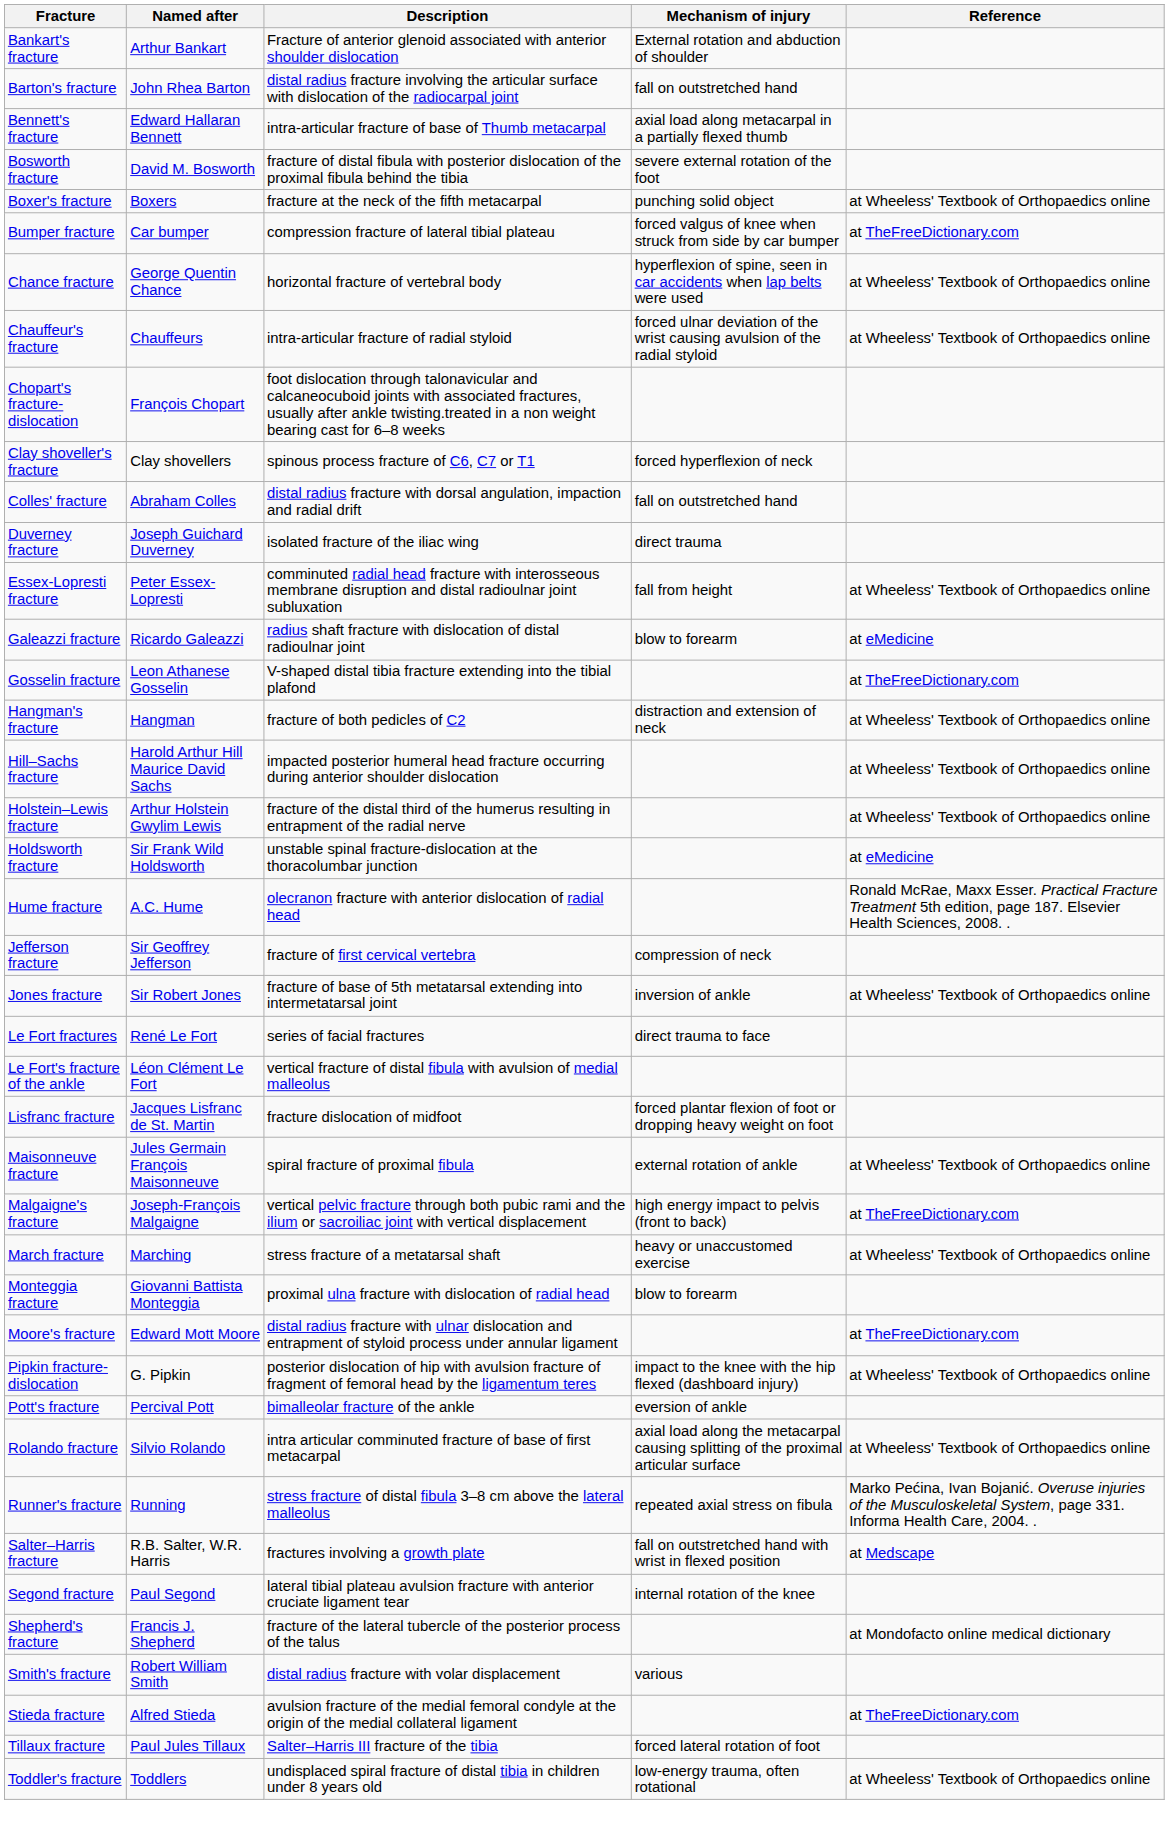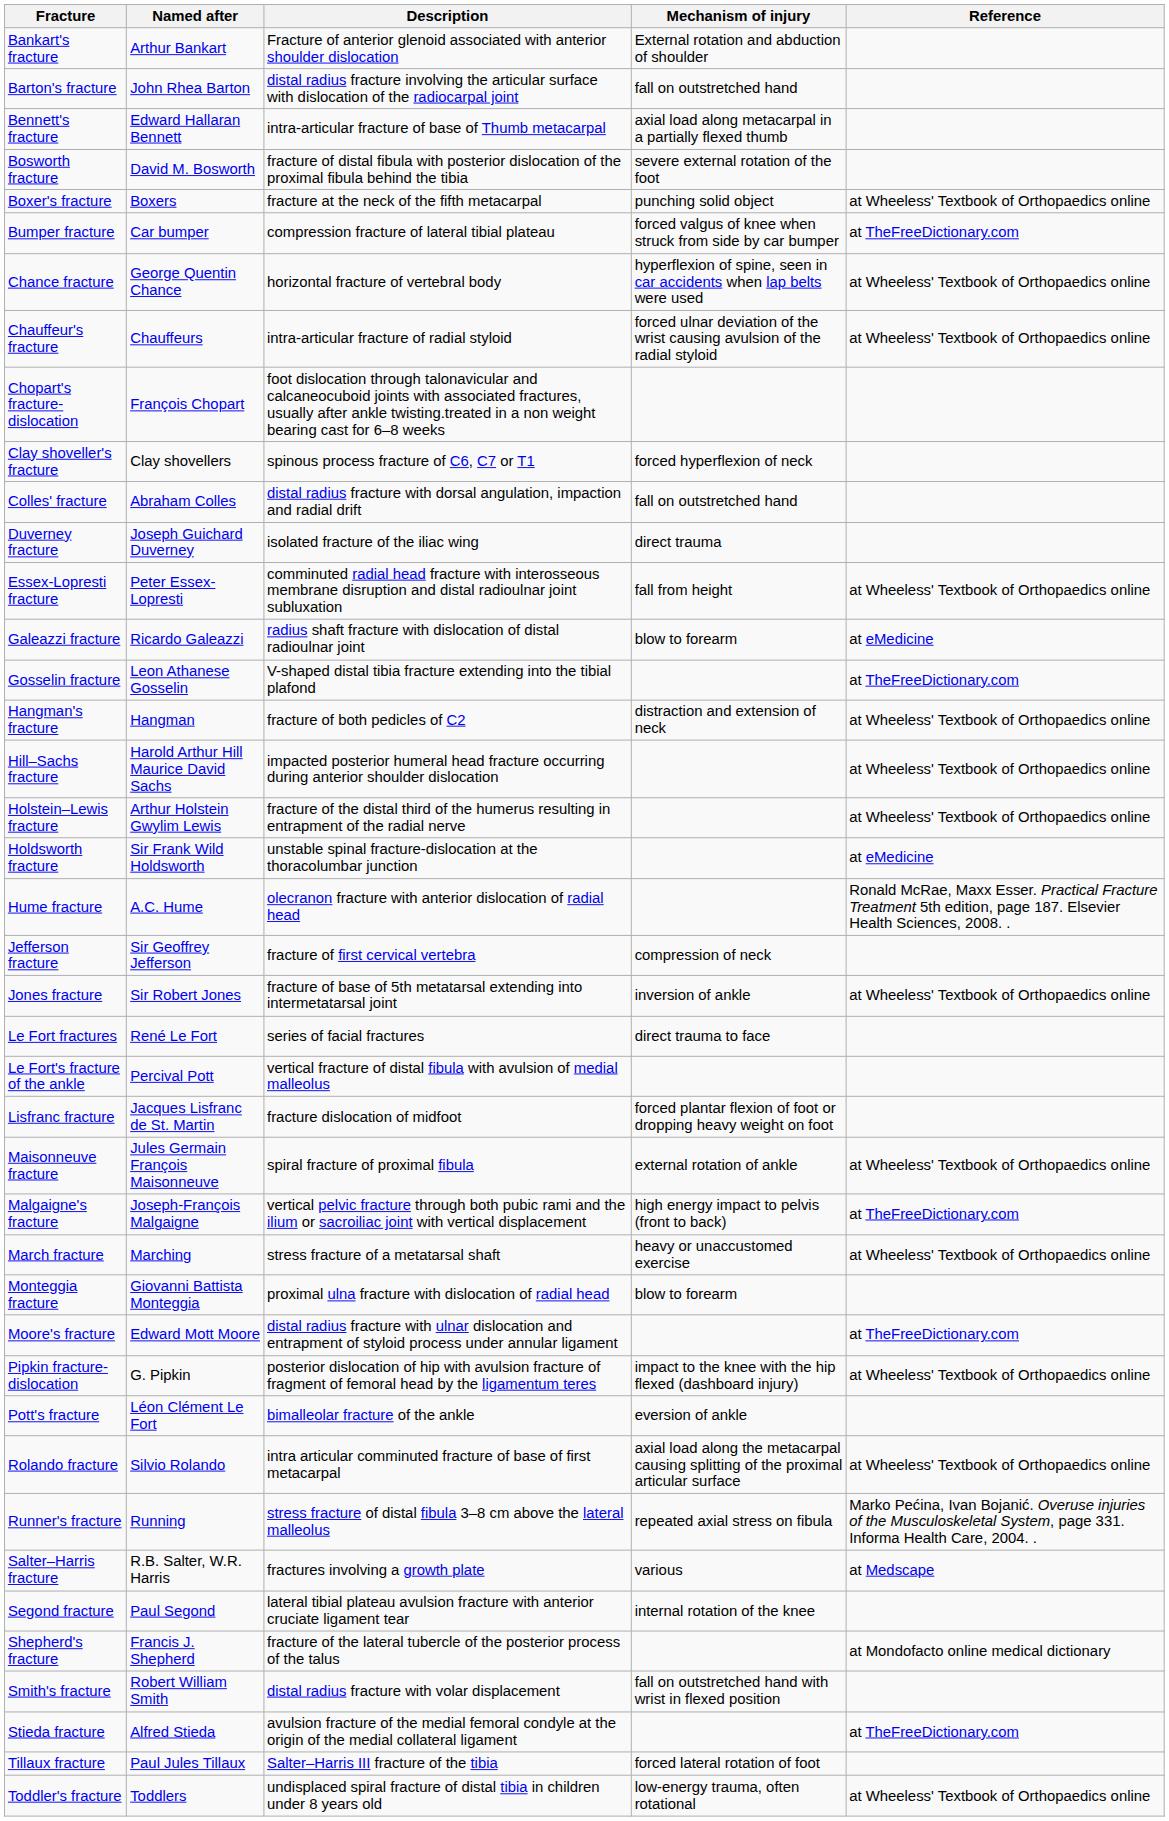(187, 1076) Léon Clément Le Fort -> (172, 1076) Percival Pott
(172, 1407) Percival Pott -> (187, 1415) Léon Clément Le Fort
(731, 1553) fall on outstretched hand with wrist in flexed position -> (659, 1570) various
(659, 1674) various -> (731, 1691) fall on outstretched hand with wrist in flexed position
